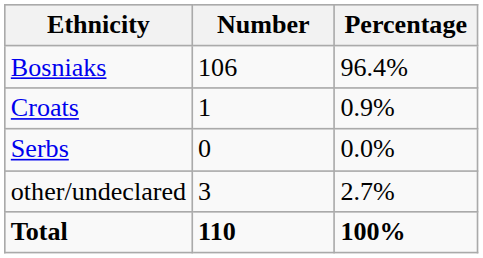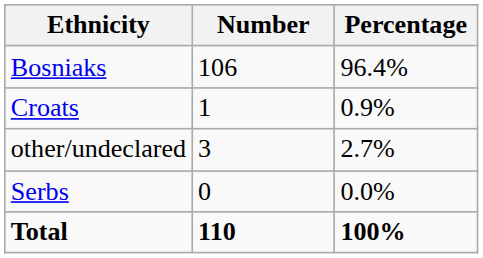rows swapped: (40, 149) <-> (98, 190)
